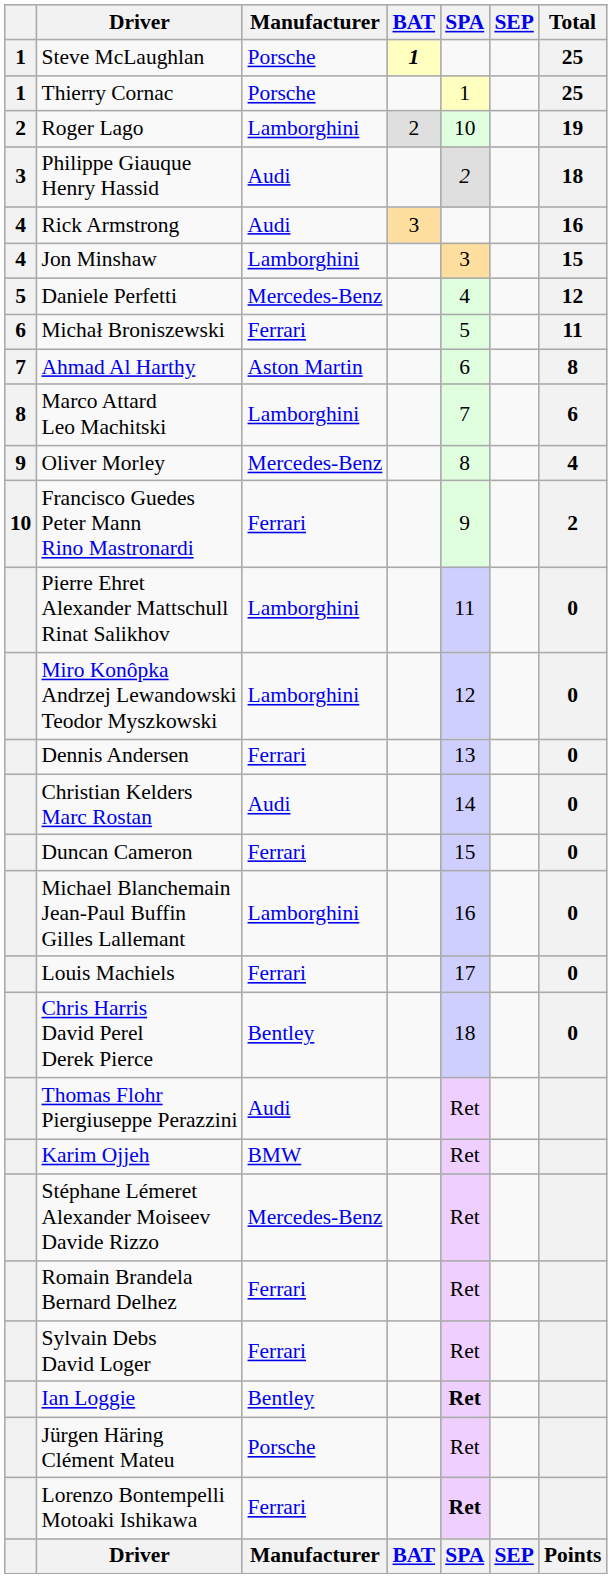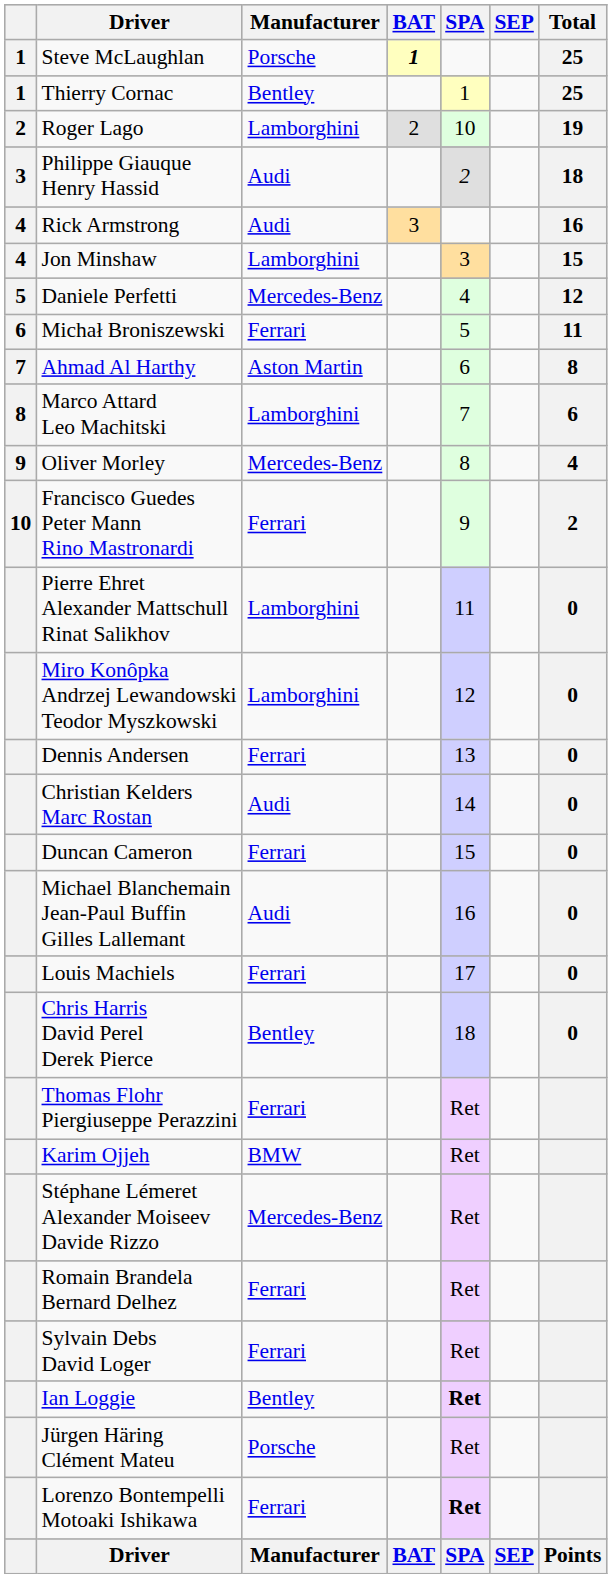(282, 92) Porsche -> (281, 92) Bentley
(303, 912) Lamborghini -> (269, 912) Audi
(269, 1107) Audi -> (277, 1107) Ferrari
